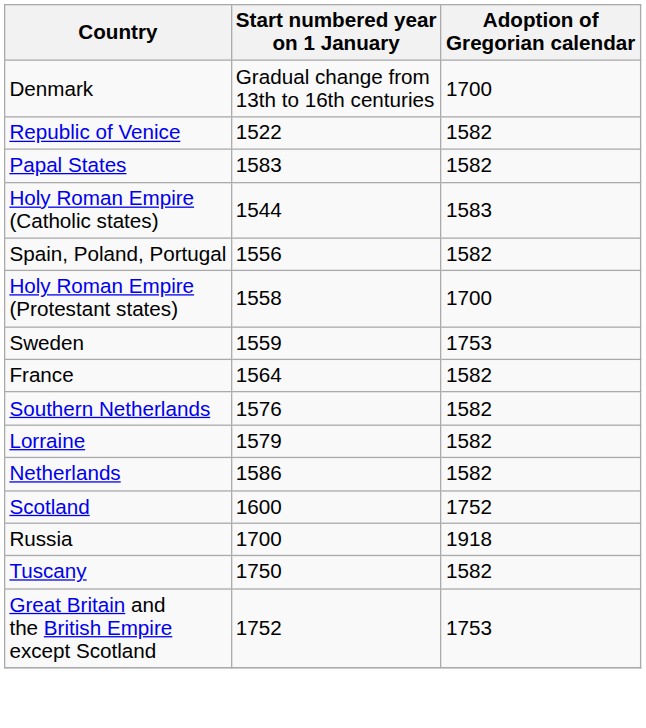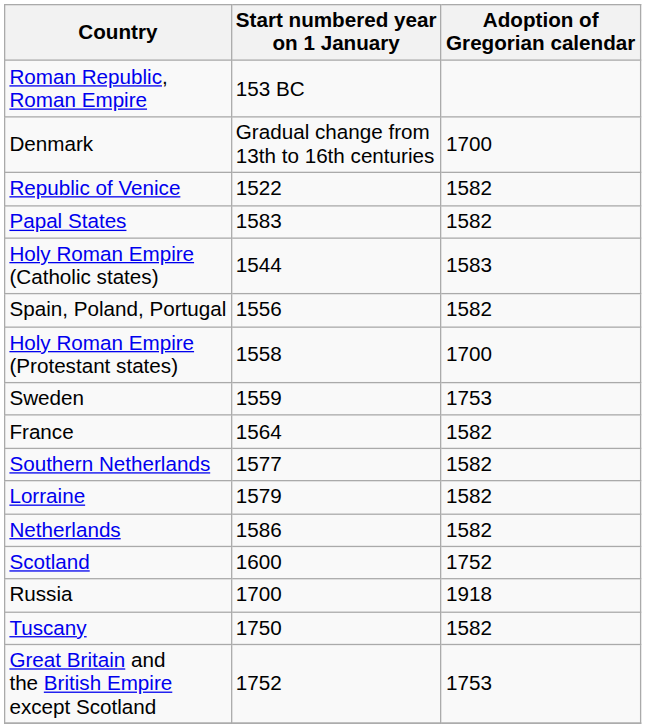+ row: (89, 88)
(259, 408) 1576 -> (259, 464) 1577
